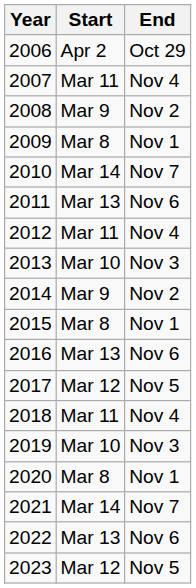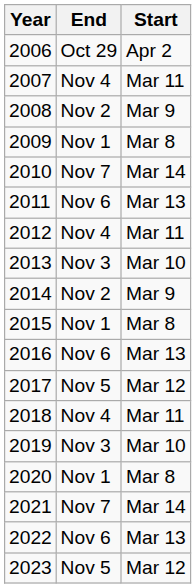columns swapped: (90, 19) <-> (157, 19)
